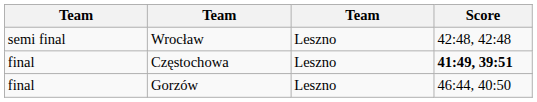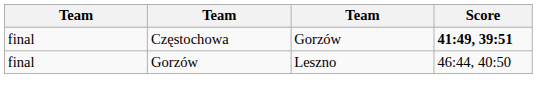- row: (177, 39)
(315, 62) Leszno -> (318, 39) Gorzów
